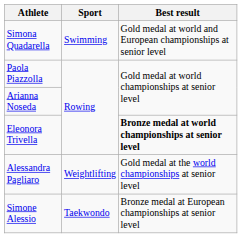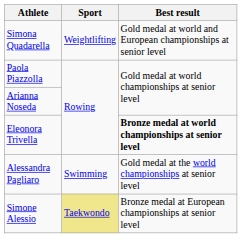(86, 40) Swimming -> (90, 40) Weightlifting
(90, 174) Weightlifting -> (86, 174) Swimming
(87, 213) no background -> (87, 213) khaki background
